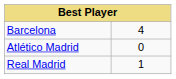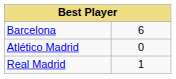(141, 30) 4 -> (141, 30) 6
